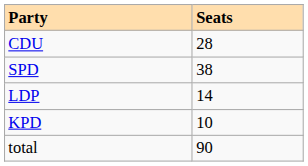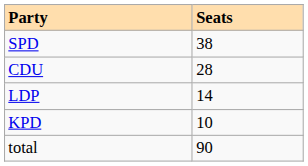rows swapped: (23, 69) <-> (26, 43)
